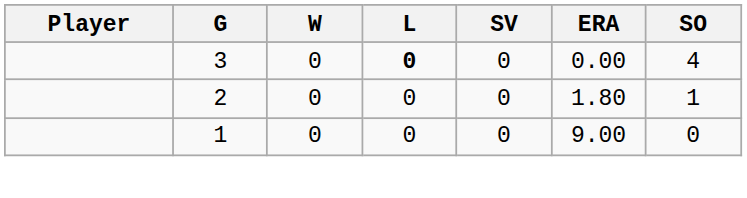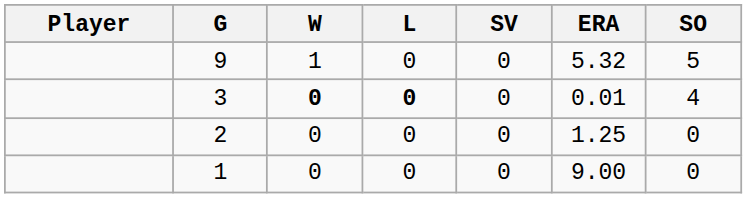+ row: (220, 61)
(315, 61) normal -> (315, 99) bold
(599, 61) 0.00 -> (599, 99) 0.01
(599, 99) 1.80 -> (599, 136) 1.25
(693, 99) 1 -> (693, 136) 0
